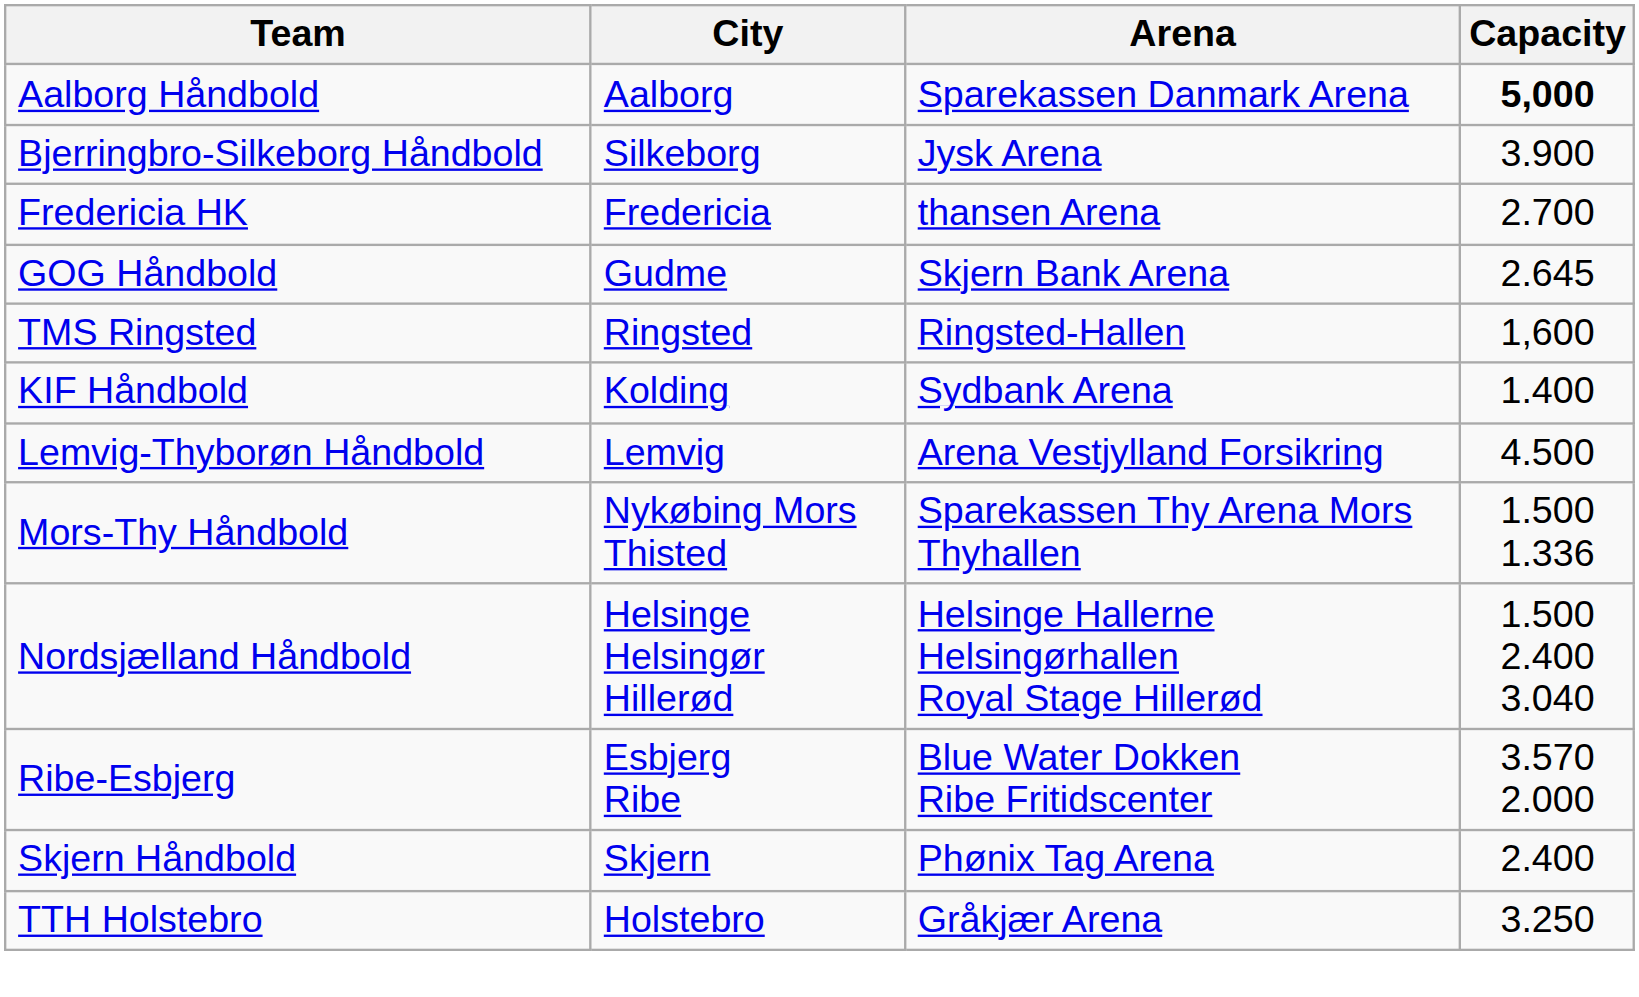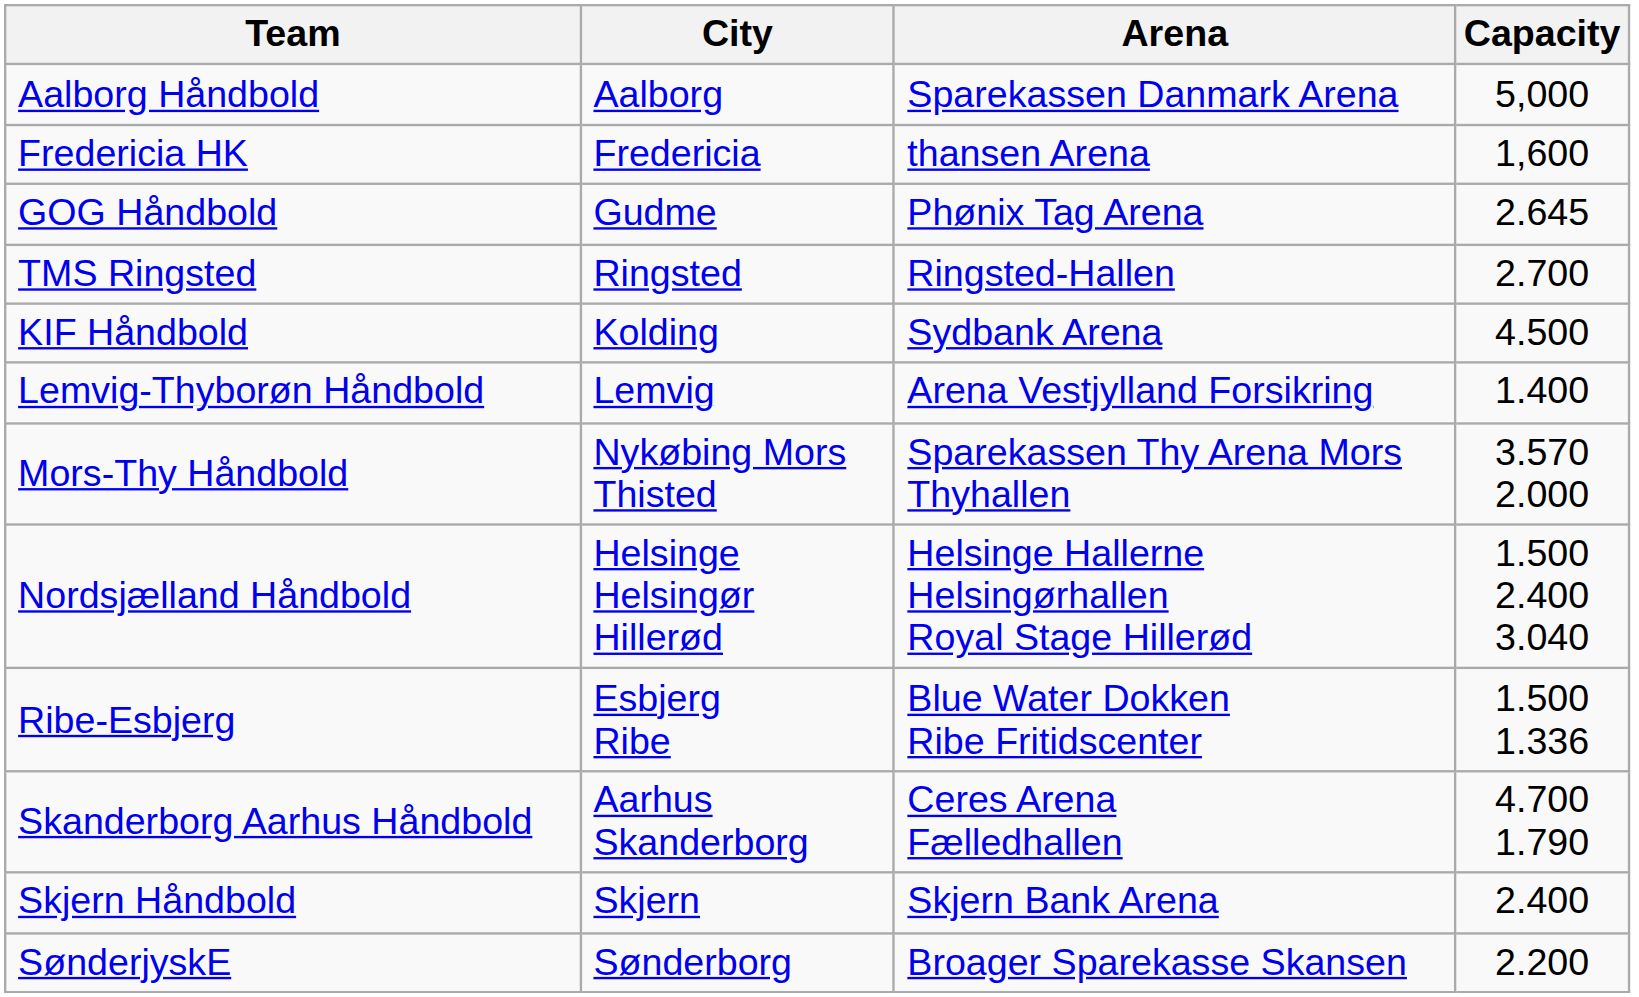(1548, 93) bold -> (1542, 93) normal
- row: (280, 153)
(1548, 213) 2.700 -> (1542, 153) 1,600
(1073, 272) Skjern Bank Arena -> (1055, 213) Phønix Tag Arena
(1548, 332) 1,600 -> (1542, 272) 2.700
(1548, 392) 1.400 -> (1542, 332) 4.500
(1548, 451) 4.500 -> (1542, 392) 1.400
(1548, 532) 1.500 1.336 -> (1542, 472) 3.570 2.000
(1548, 778) 3.570 2.000 -> (1542, 719) 1.500 1.336
+ row: (275, 820)
(1066, 859) Phønix Tag Arena -> (1063, 901) Skjern Bank Arena
+ row: (125, 961)
- row: (140, 919)
